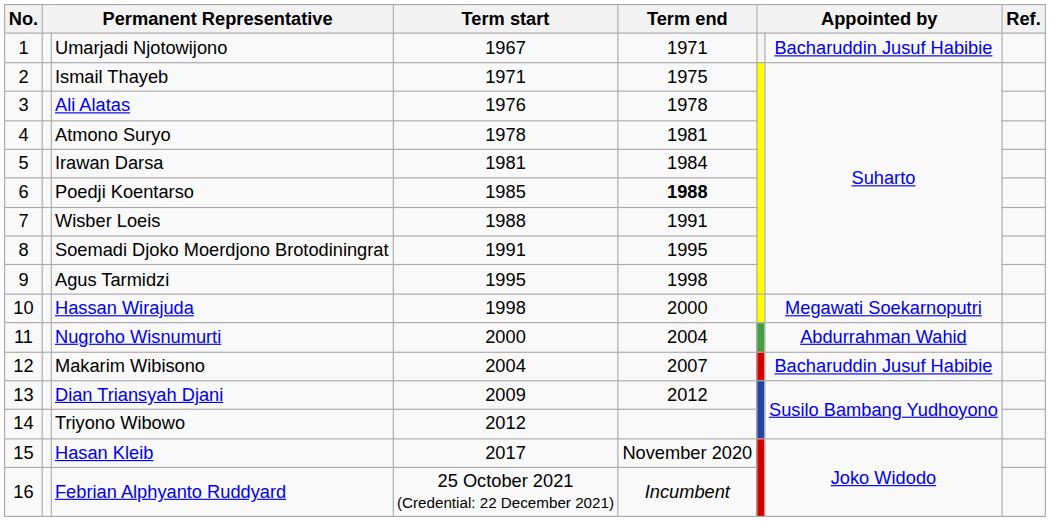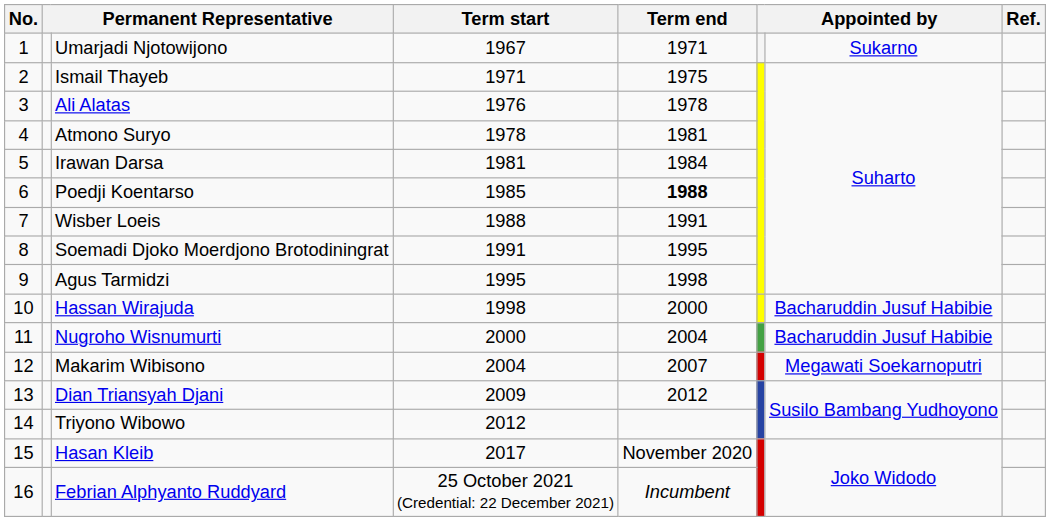(883, 47) Bacharuddin Jusuf Habibie -> (883, 47) Sukarno
(883, 308) Megawati Soekarnoputri -> (883, 308) Bacharuddin Jusuf Habibie
(883, 337) Abdurrahman Wahid -> (883, 337) Bacharuddin Jusuf Habibie
(883, 366) Bacharuddin Jusuf Habibie -> (883, 366) Megawati Soekarnoputri
